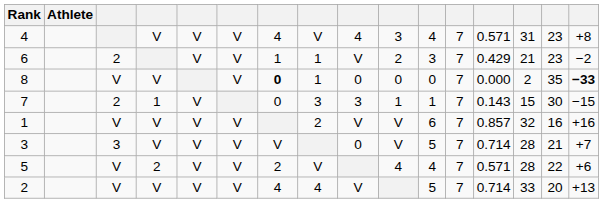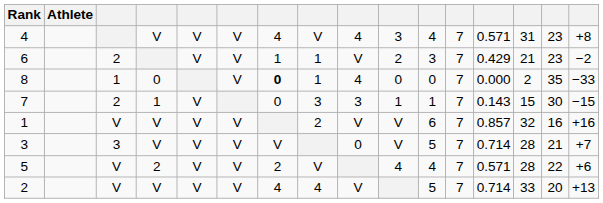(116, 79) V -> (116, 79) 1
(157, 79) V -> (157, 79) 0
(358, 79) 0 -> (358, 79) 4
(584, 79) bold -> (584, 79) normal
